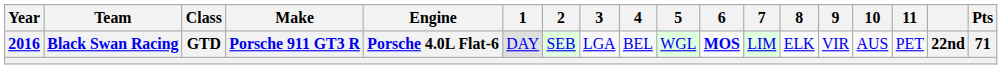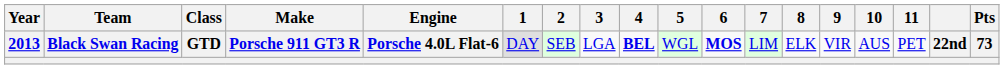(24, 44) 2016 -> (24, 44) 2013
(638, 44) normal -> (639, 44) bold
(983, 44) 71 -> (984, 44) 73
